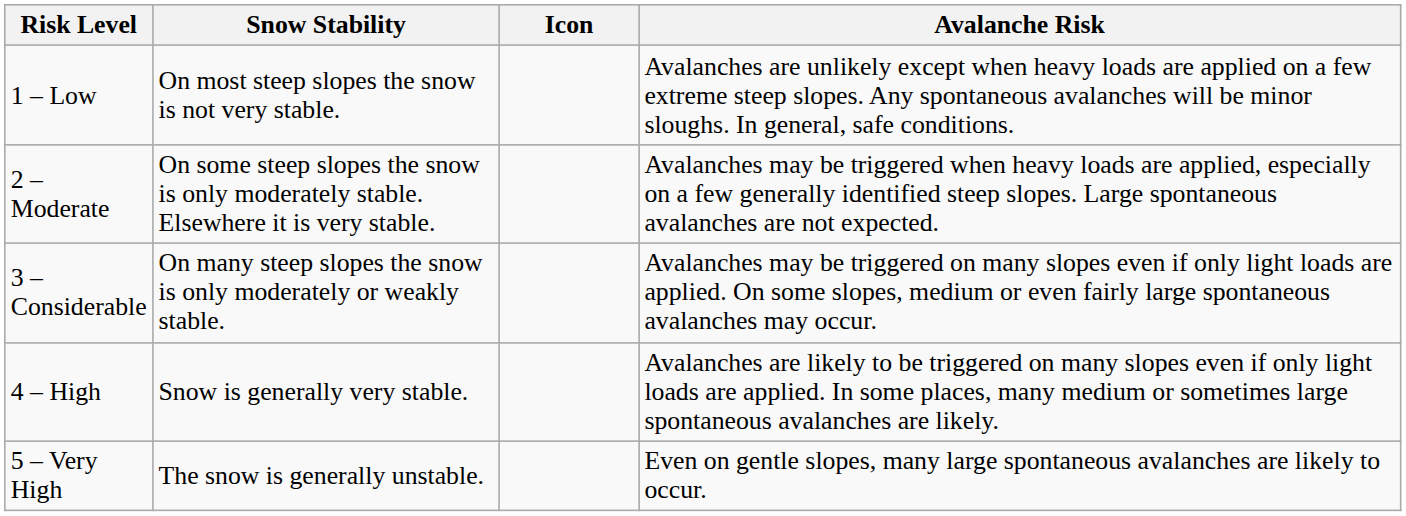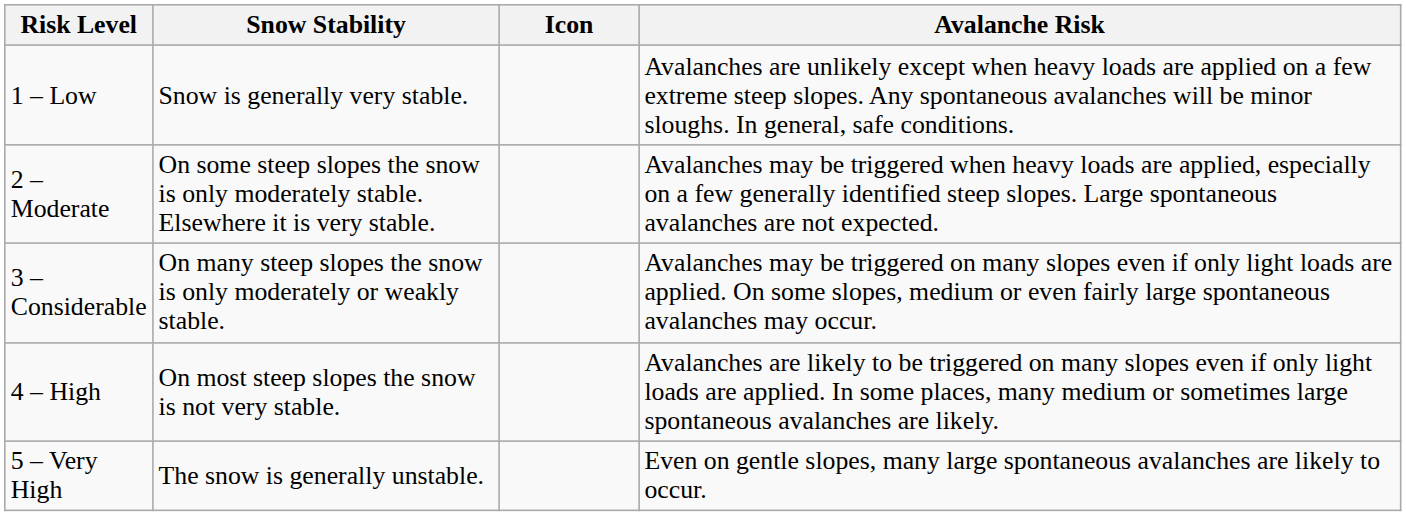(317, 94) On most steep slopes the snow is not very stable. -> (313, 94) Snow is generally very stable.
(313, 391) Snow is generally very stable. -> (317, 391) On most steep slopes the snow is not very stable.
